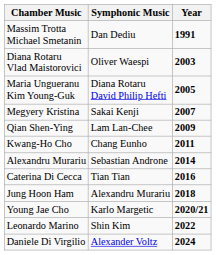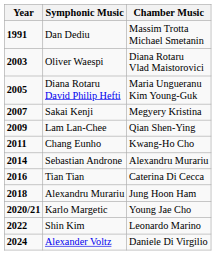columns swapped: (192, 12) <-> (46, 12)
